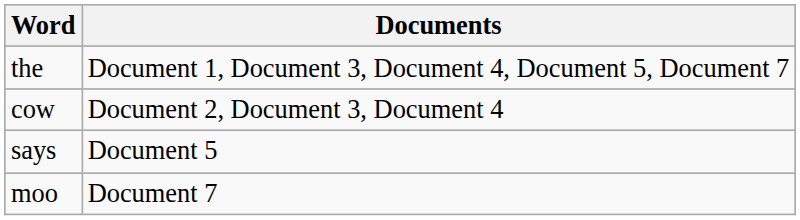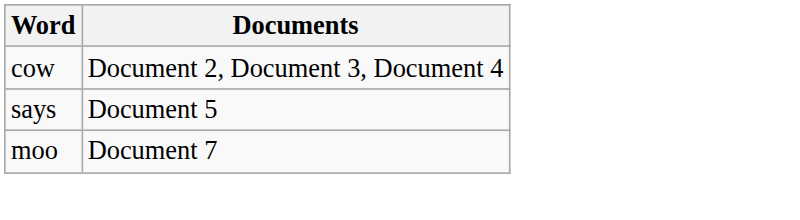- row: (27, 67)
